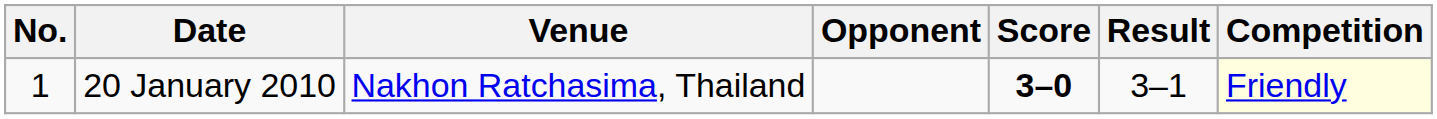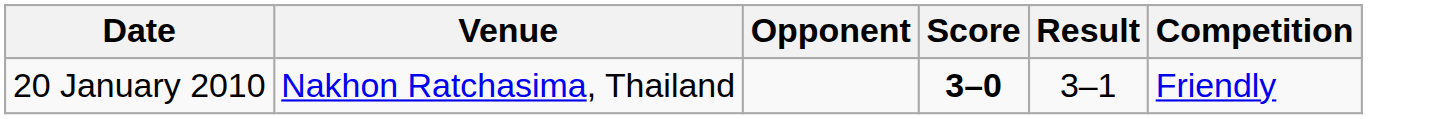- column: (40, 31)
(1286, 85) lightyellow background -> (1216, 85) no background
